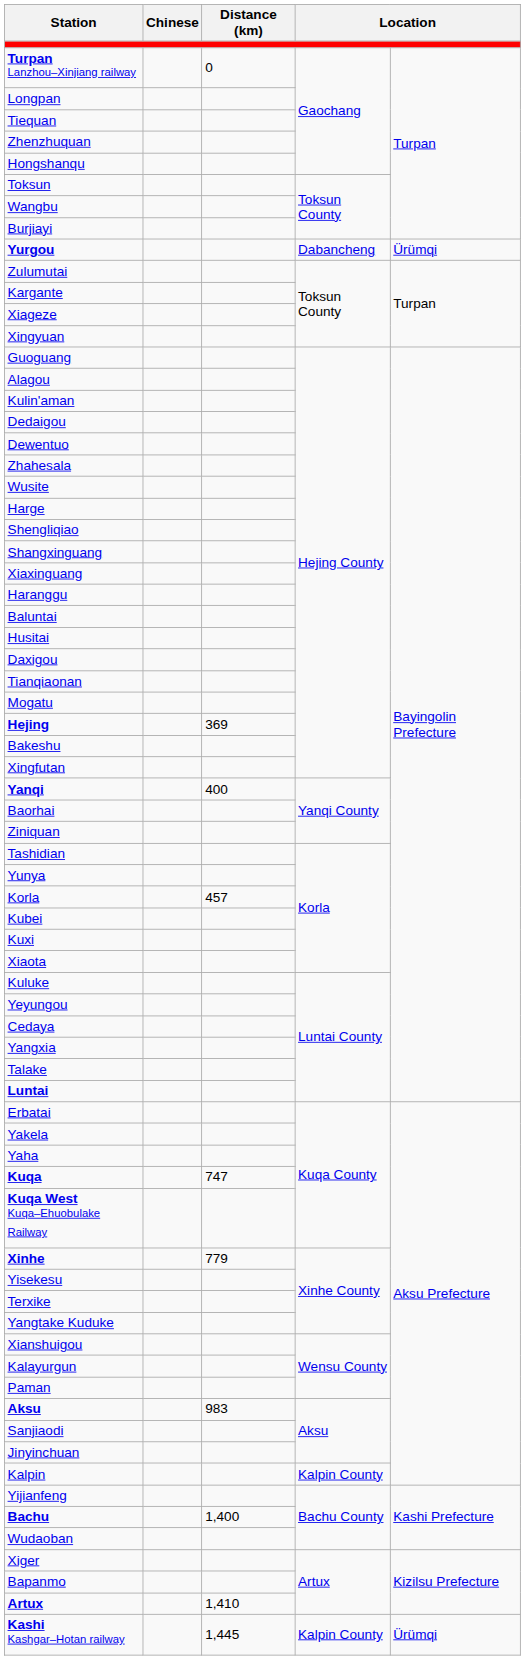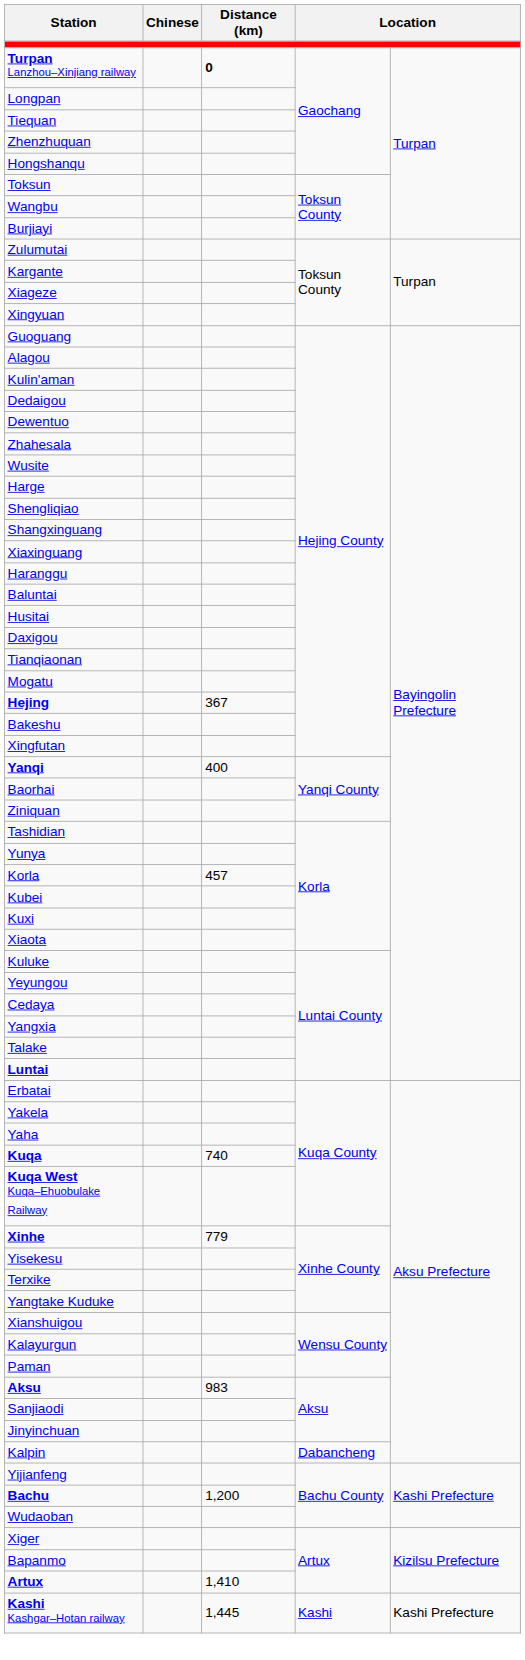(209, 67) normal -> (209, 67) bold
- row: (31, 249)
(217, 724) 369 -> (217, 702) 367
(217, 1177) 747 -> (217, 1155) 740
(340, 1474) Kalpin County -> (337, 1452) Dabancheng
(222, 1517) 1,400 -> (222, 1495) 1,200
(340, 1634) Kalpin County -> (315, 1613) Kashi
(415, 1634) Ürümqi -> (444, 1613) Kashi Prefecture
